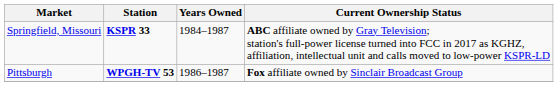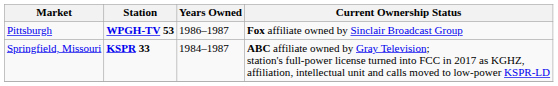rows swapped: (29, 73) <-> (54, 30)
